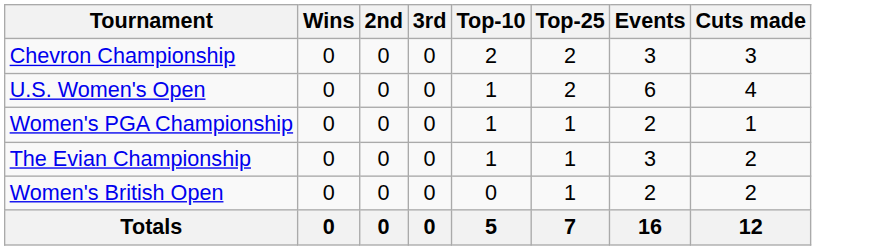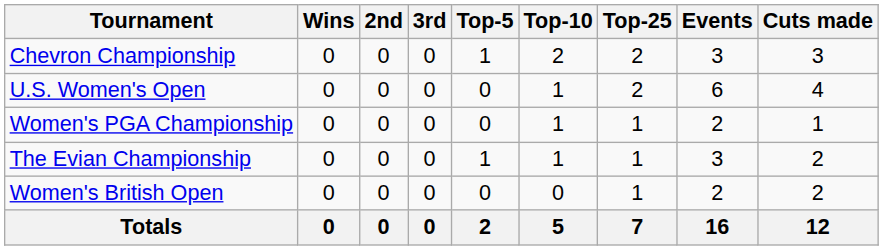+ column: (485, 21)
